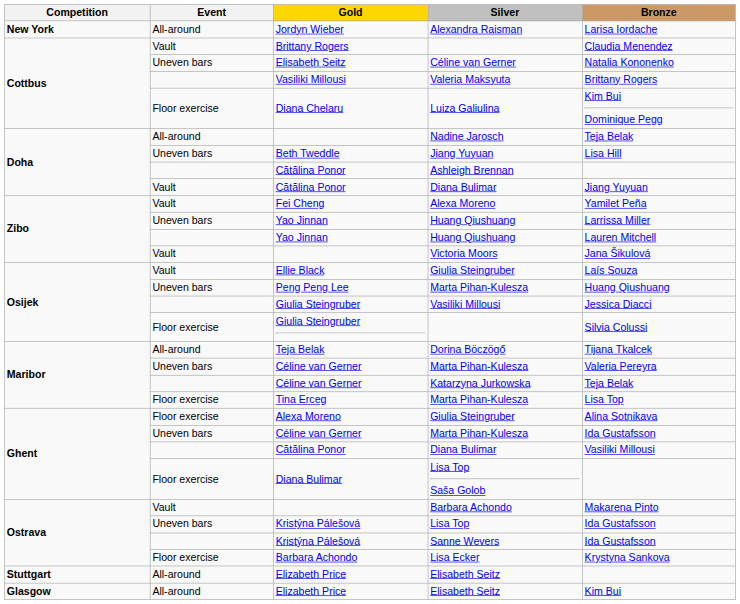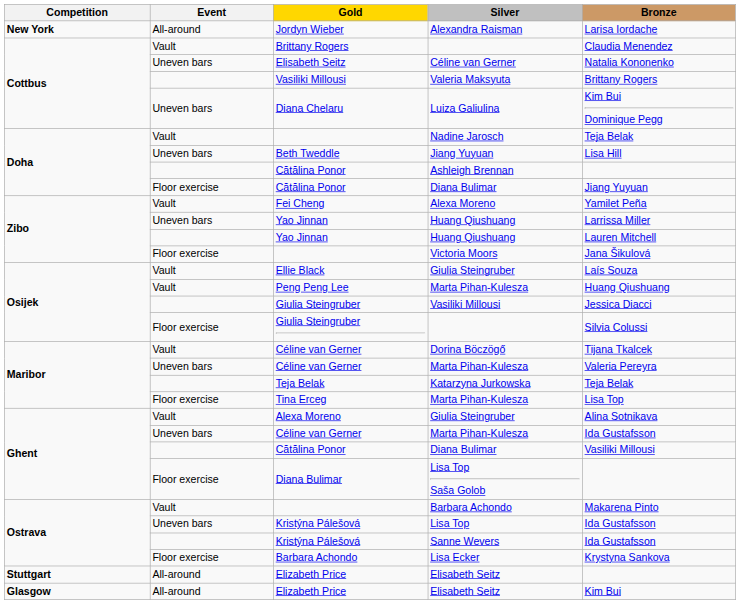(186, 108) Floor exercise -> (182, 108) Uneven bars
(176, 137) All-around -> (164, 137) Vault
(164, 187) Vault -> (186, 187) Floor exercise
(164, 254) Vault -> (186, 254) Floor exercise
(182, 287) Uneven bars -> (164, 287) Vault
(176, 349) All-around -> (164, 349) Vault
(300, 349) Teja Belak -> (319, 349) Céline van Gerner
(319, 383) Céline van Gerner -> (300, 383) Teja Belak
(186, 416) Floor exercise -> (164, 416) Vault
